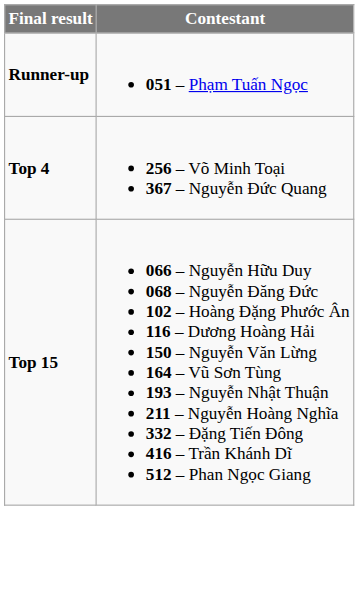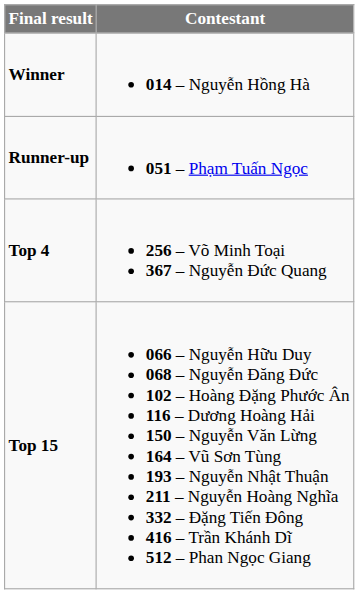+ row: (37, 74)
